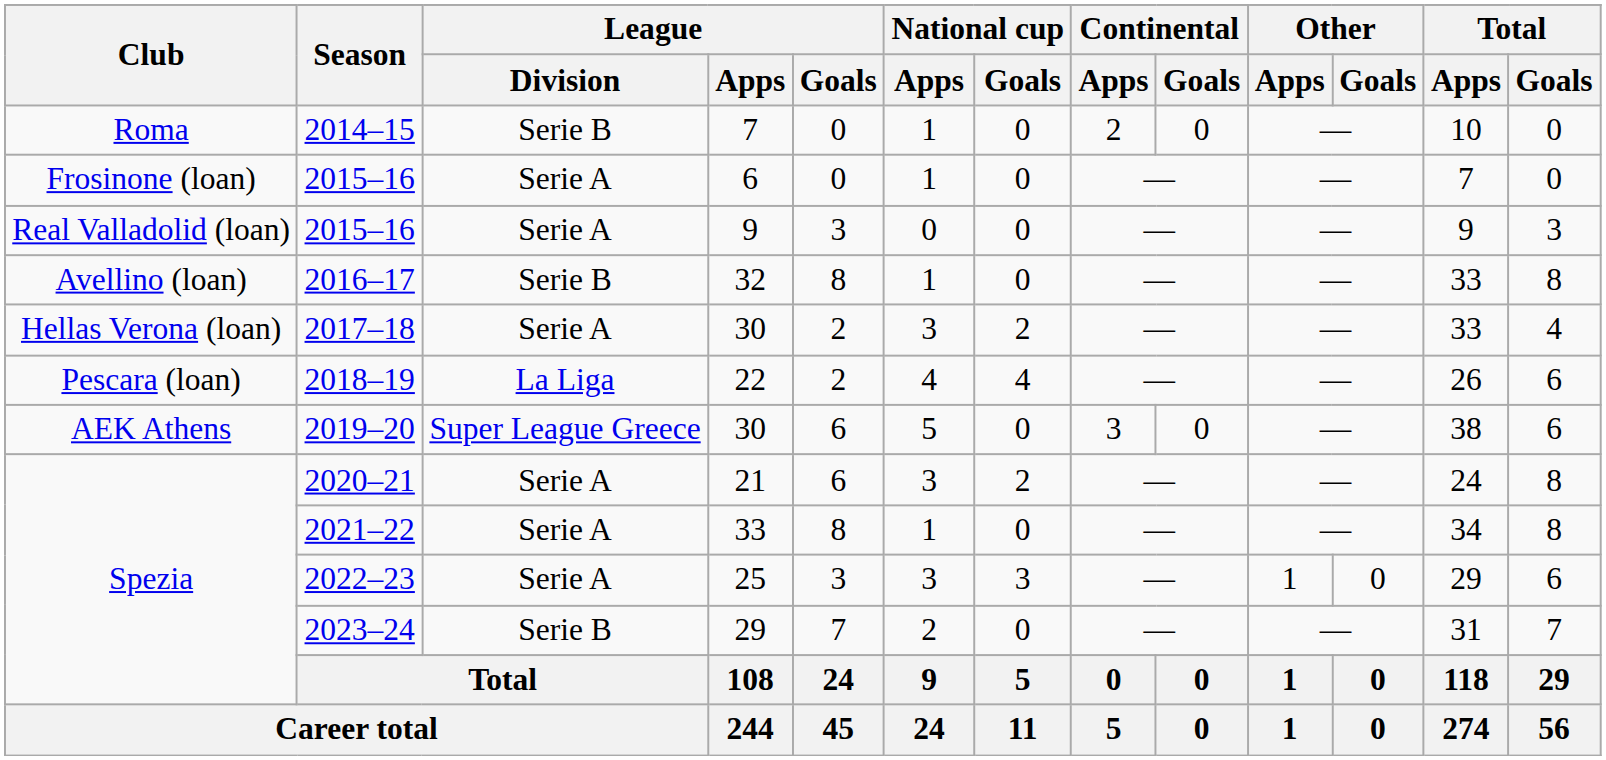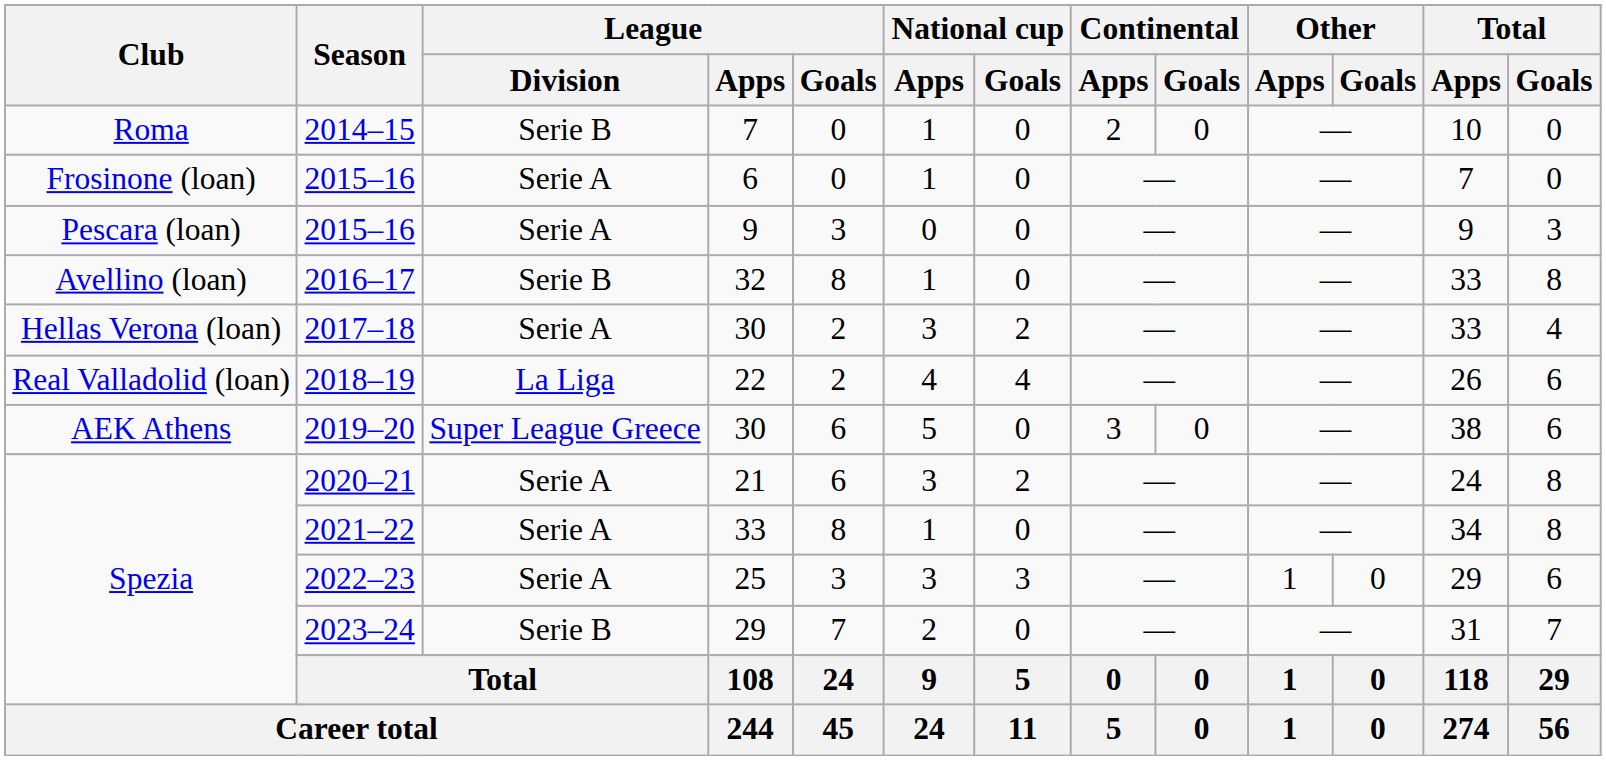(151, 229) Real Valladolid (loan) -> (151, 229) Pescara (loan)
(151, 379) Pescara (loan) -> (151, 379) Real Valladolid (loan)
